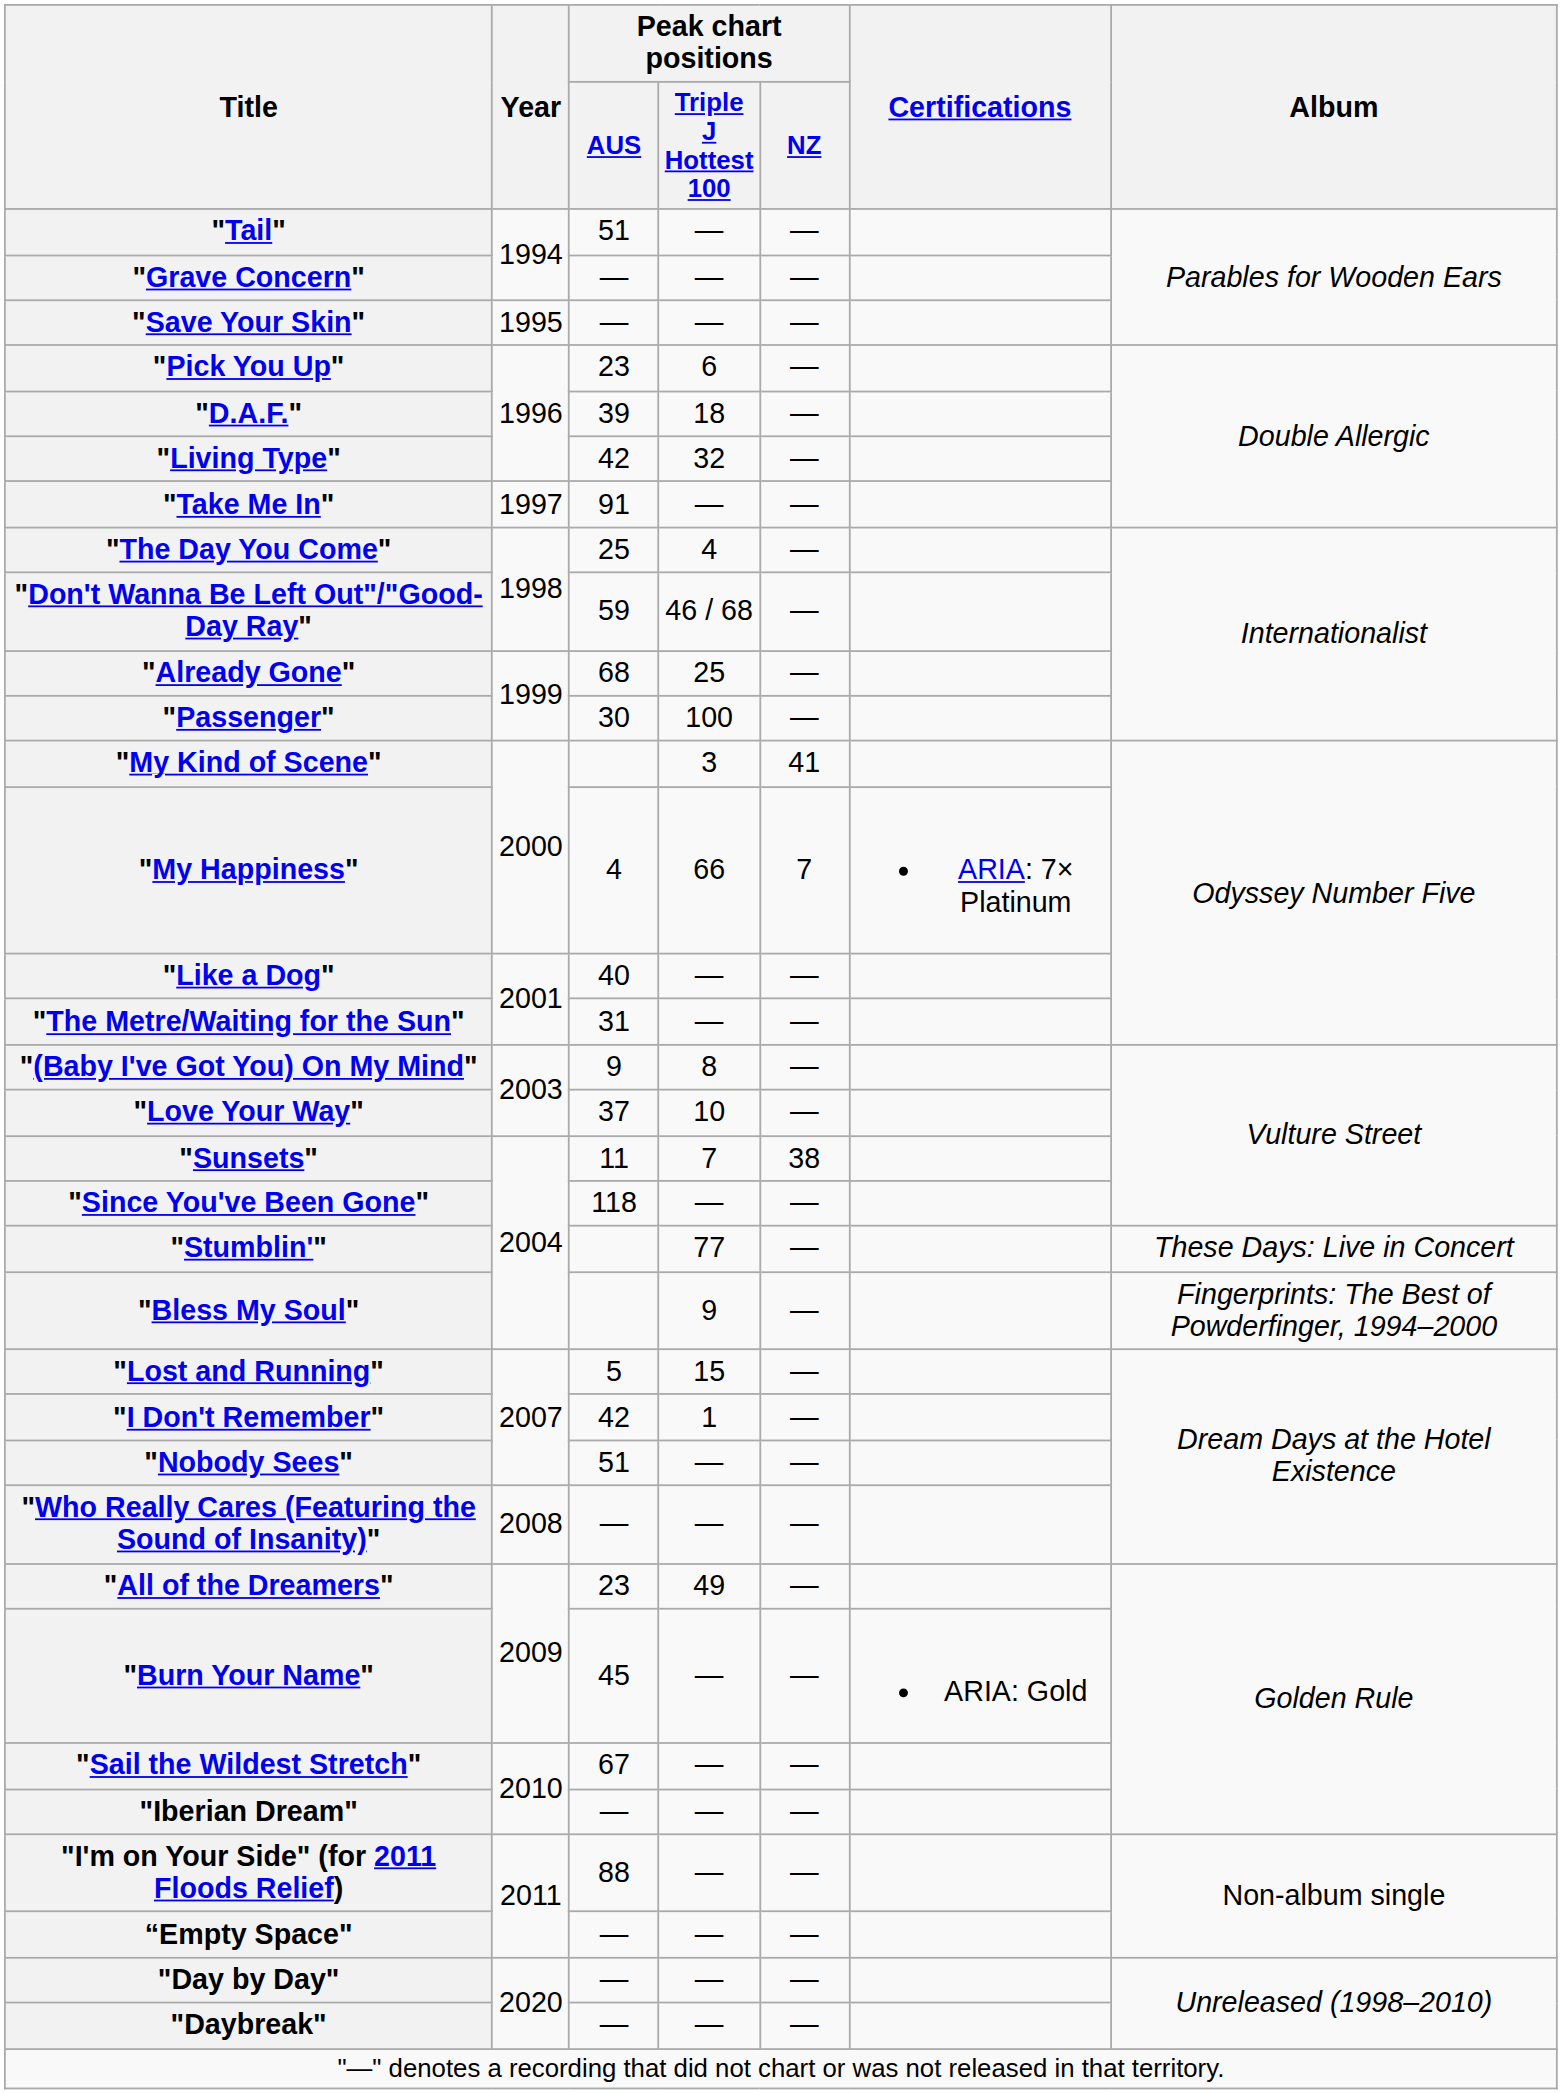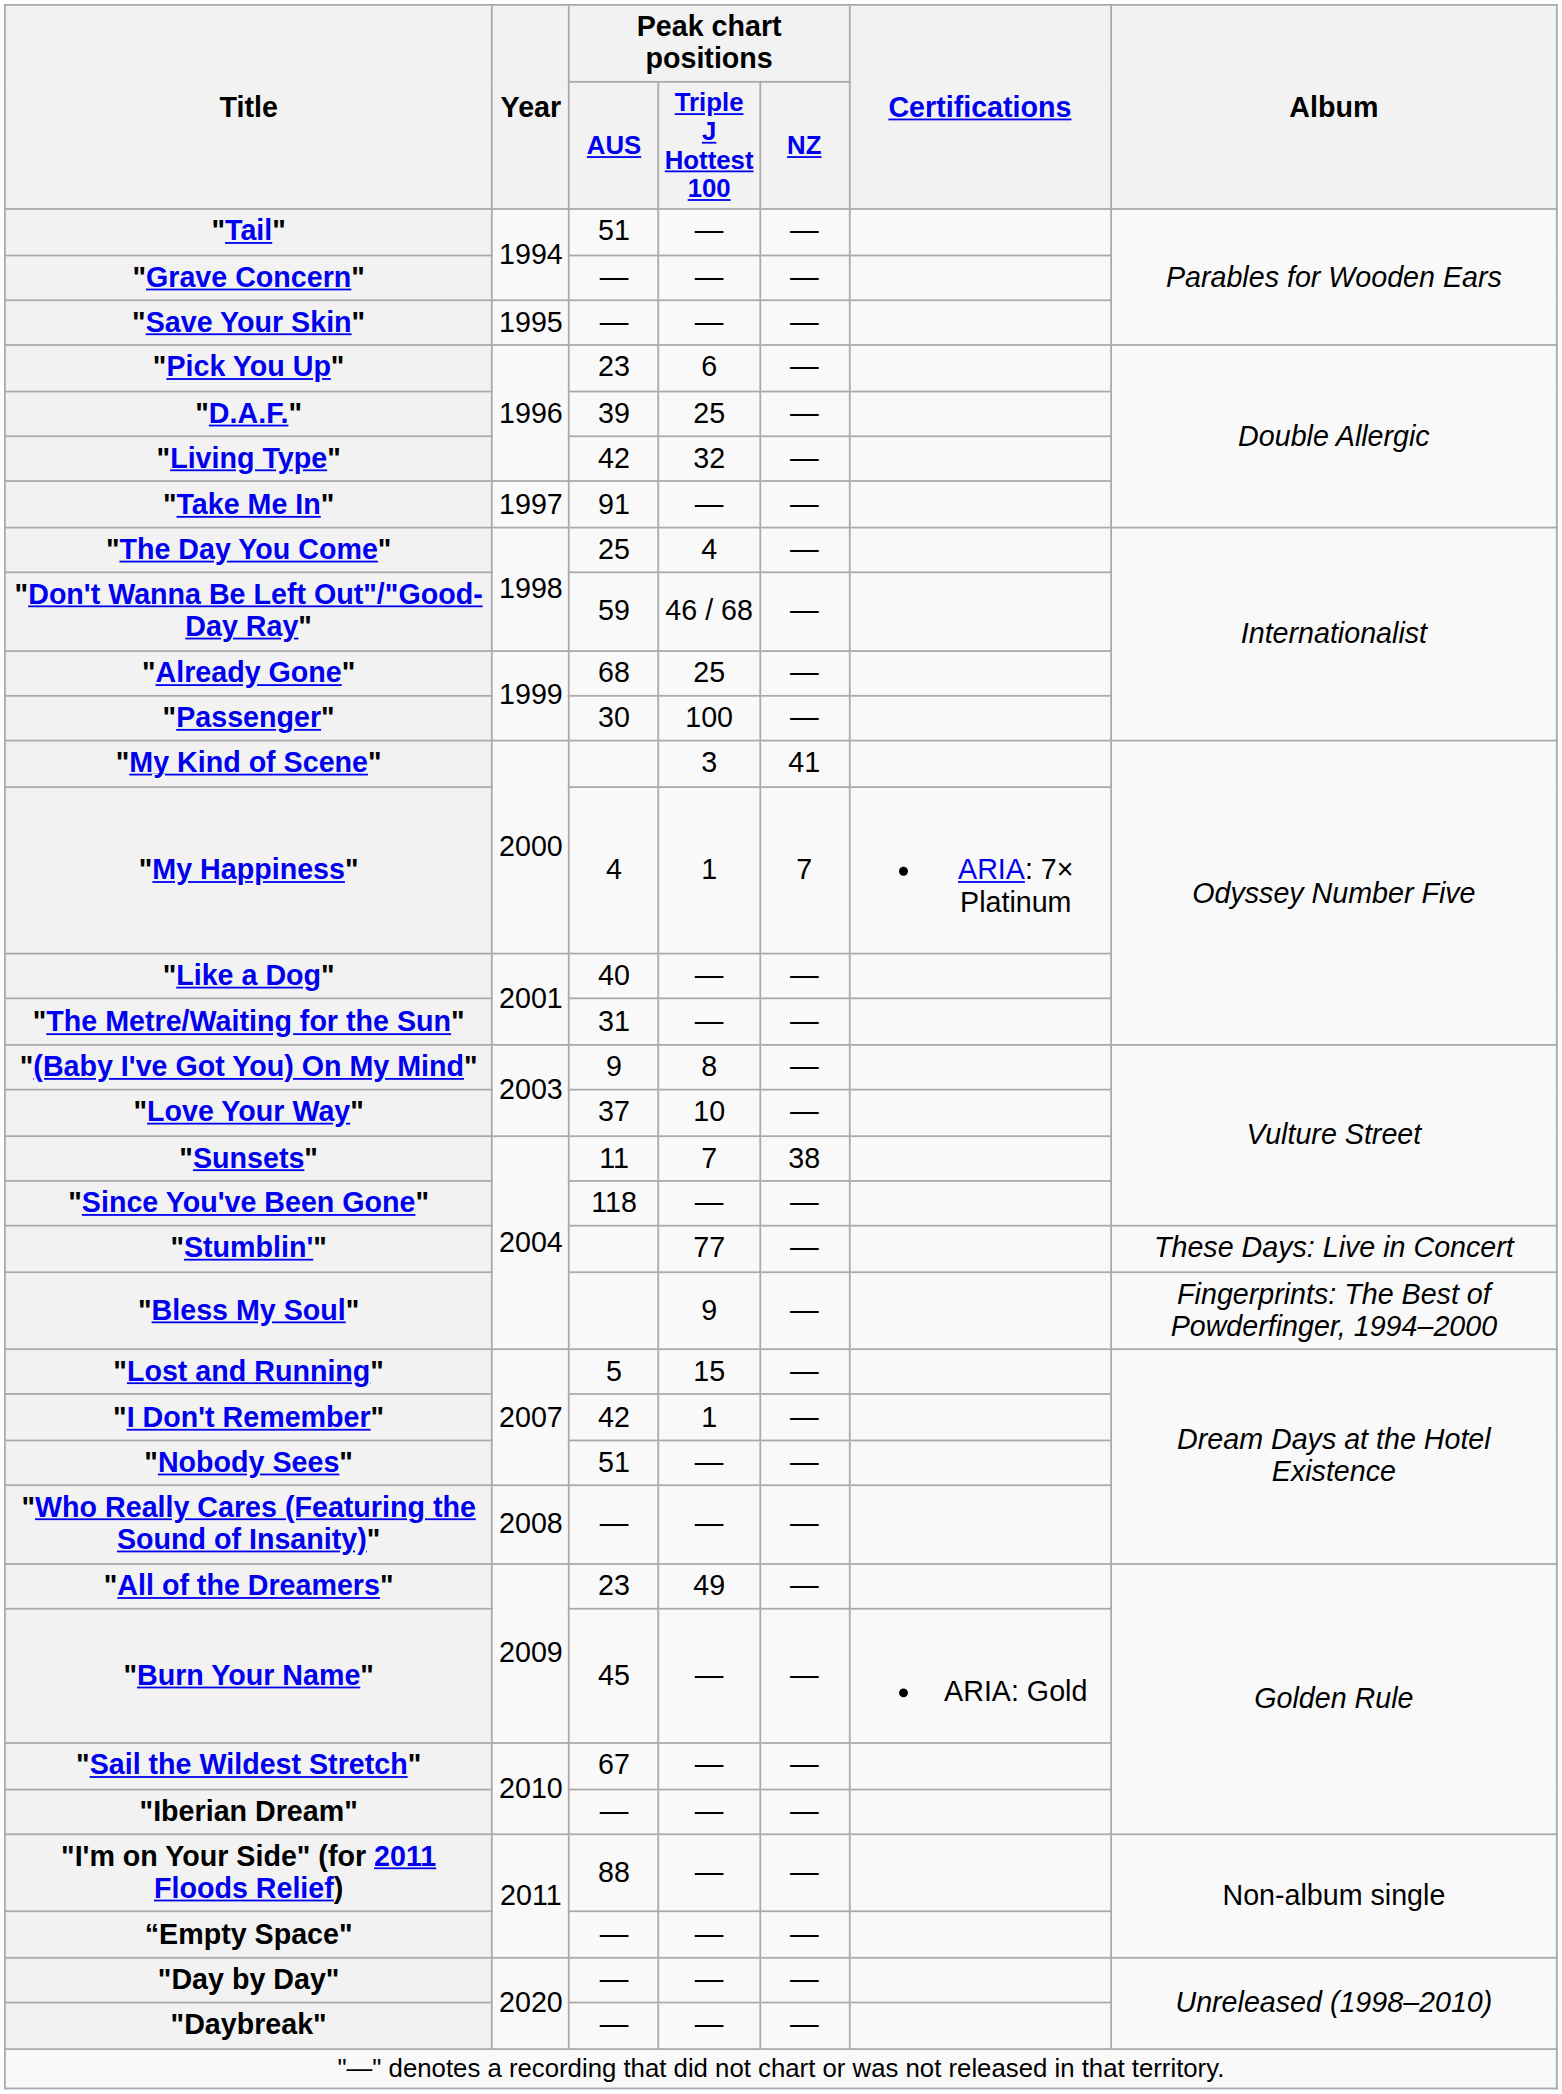(709, 413) 18 -> (709, 413) 25
(709, 869) 66 -> (709, 869) 1
